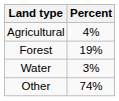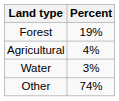rows swapped: (36, 31) <-> (36, 50)
